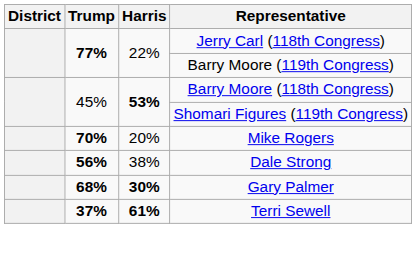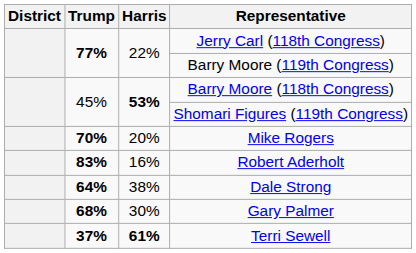+ row: (291, 162)
(91, 162) 56% -> (91, 187) 64%
(144, 187) bold -> (144, 211) normal
